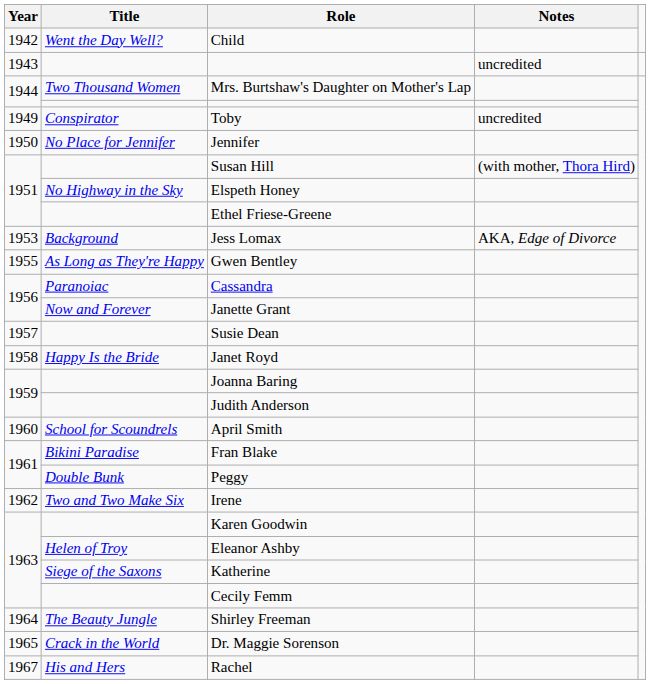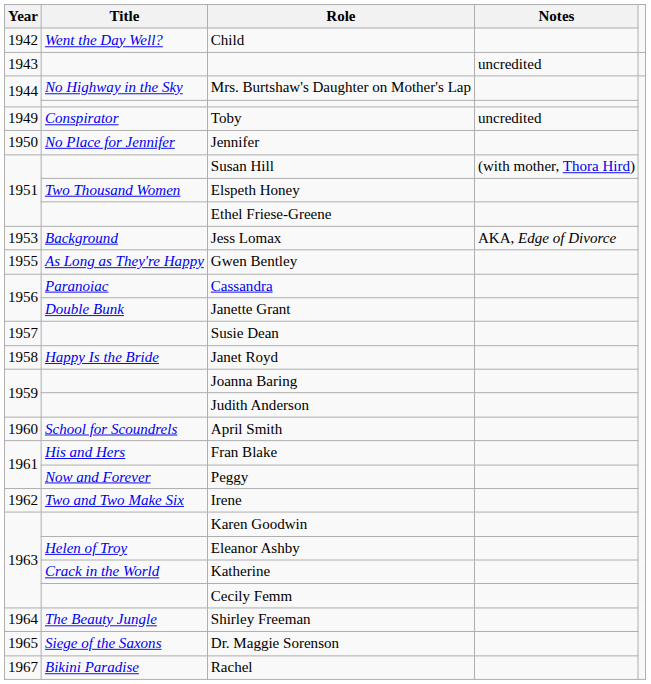(113, 87) Two Thousand Women -> (114, 87) No Highway in the Sky
(114, 190) No Highway in the Sky -> (113, 190) Two Thousand Women
(98, 309) Now and Forever -> (84, 309) Double Bunk
(92, 452) Bikini Paradise -> (85, 452) His and Hers
(84, 476) Double Bunk -> (98, 476) Now and Forever
(103, 571) Siege of the Saxons -> (102, 571) Crack in the World
(102, 643) Crack in the World -> (103, 643) Siege of the Saxons
(85, 667) His and Hers -> (92, 667) Bikini Paradise
